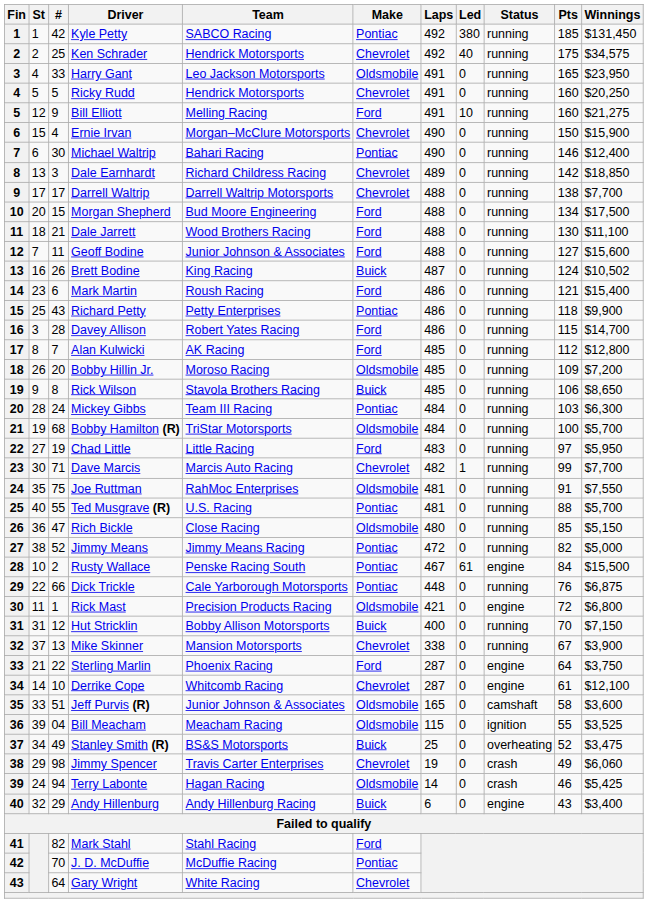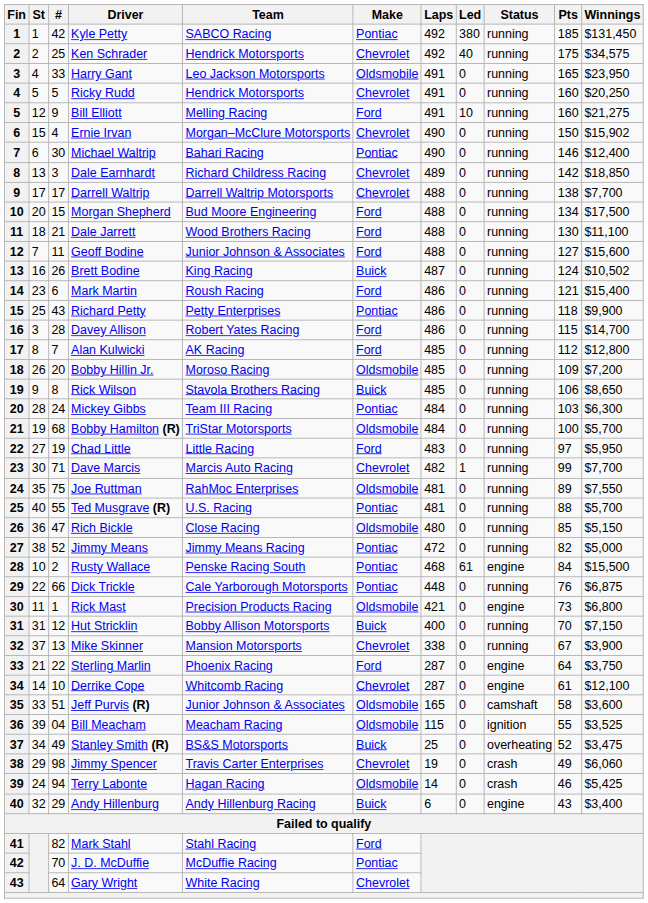(607, 133) $15,900 -> (607, 133) $15,902
(565, 488) 91 -> (565, 488) 89
(435, 567) 467 -> (435, 567) 468
(565, 606) 72 -> (565, 606) 73
